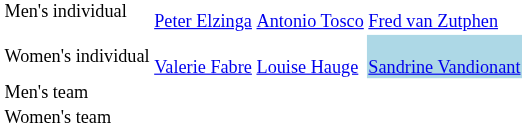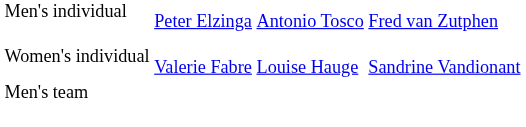(444, 66) lightblue background -> (444, 66) no background
- row: (58, 116)
